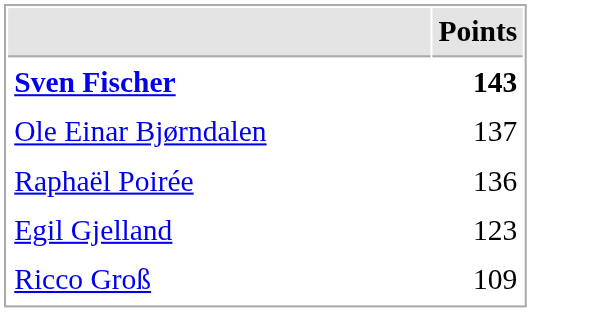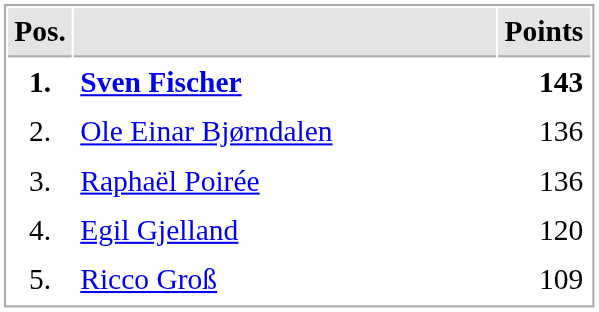+ column: (40, 31)
(495, 131) 137 -> (561, 131) 136
(495, 229) 123 -> (561, 229) 120
